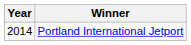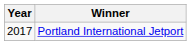(20, 31) 2014 -> (20, 31) 2017
